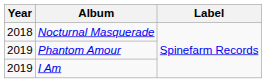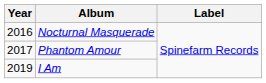(20, 31) 2018 -> (20, 31) 2016
(20, 50) 2019 -> (20, 50) 2017
